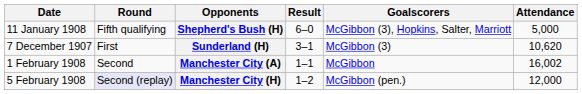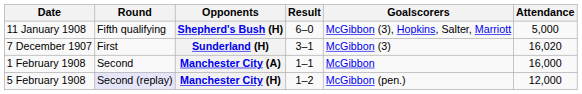(545, 47) 10,620 -> (545, 47) 16,020
(545, 64) 16,002 -> (545, 64) 16,000
